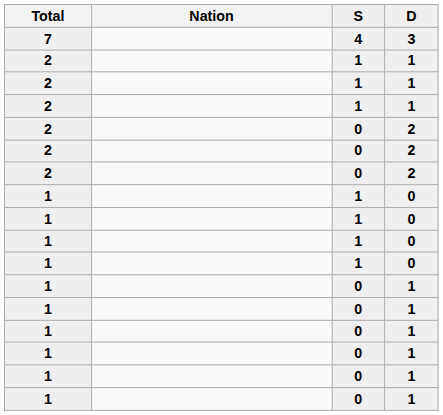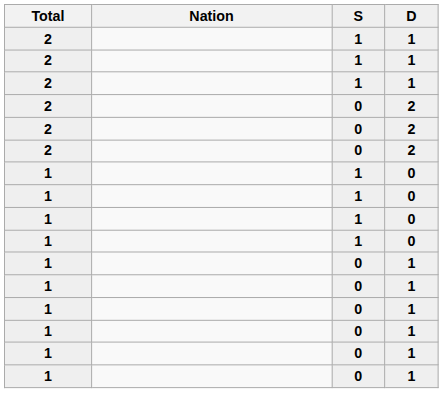- row: (48, 39)
